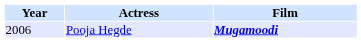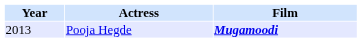(18, 29) 2006 -> (18, 29) 2013
